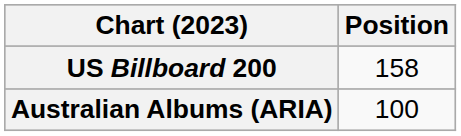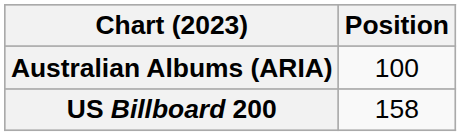rows swapped: (172, 109) <-> (172, 67)
